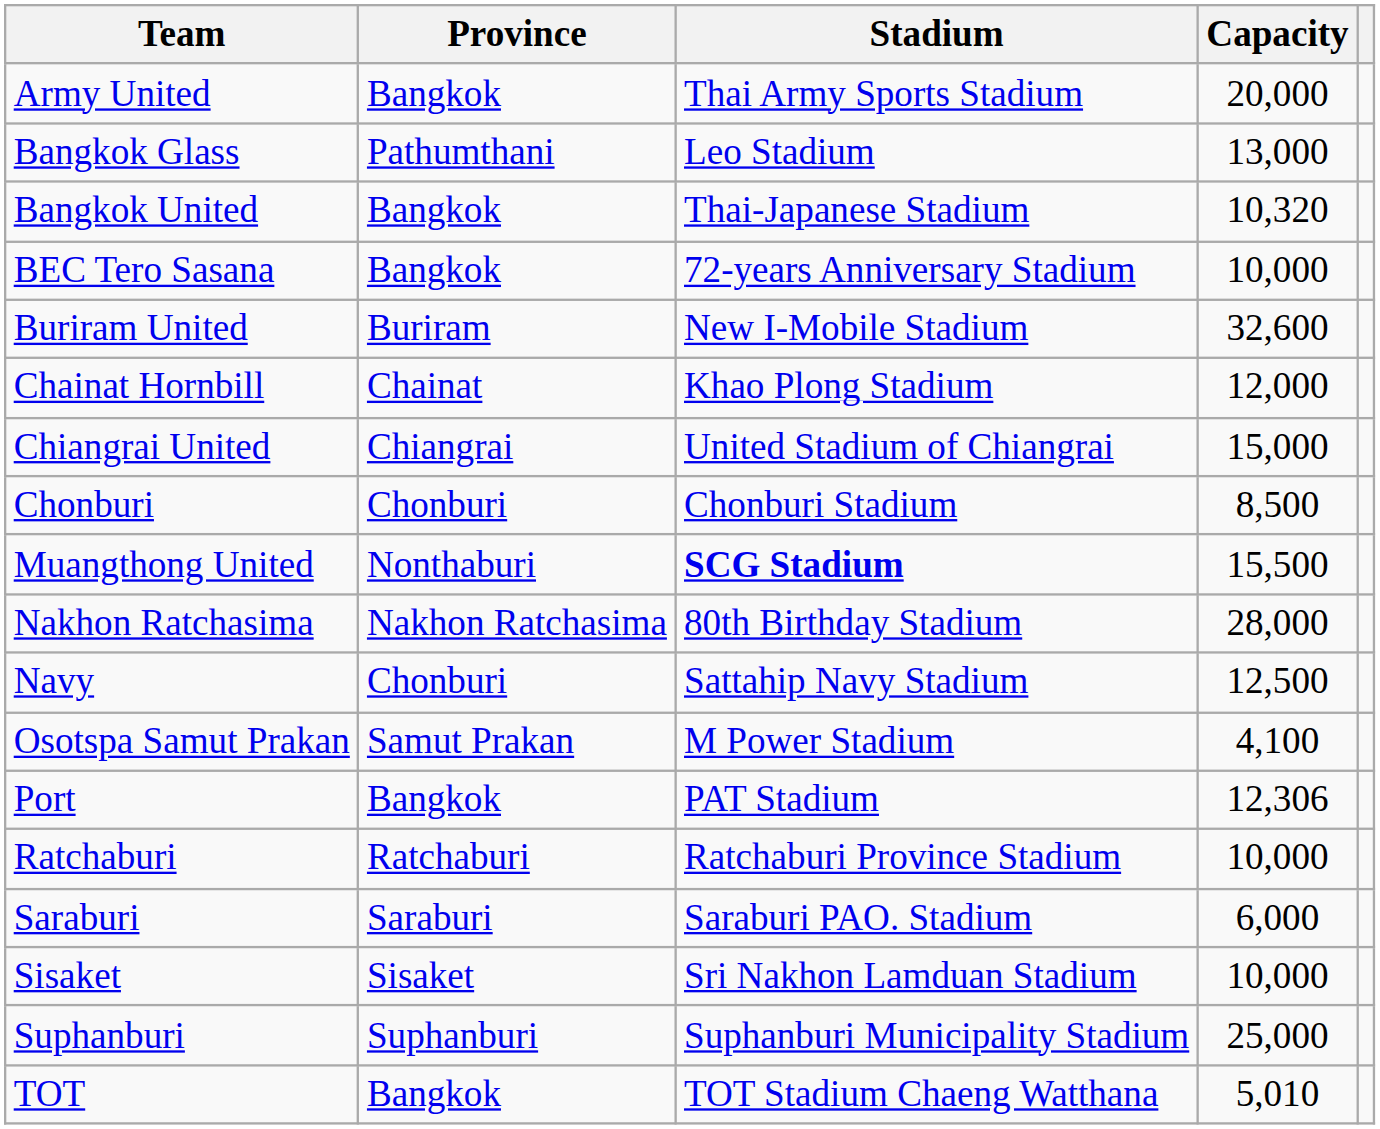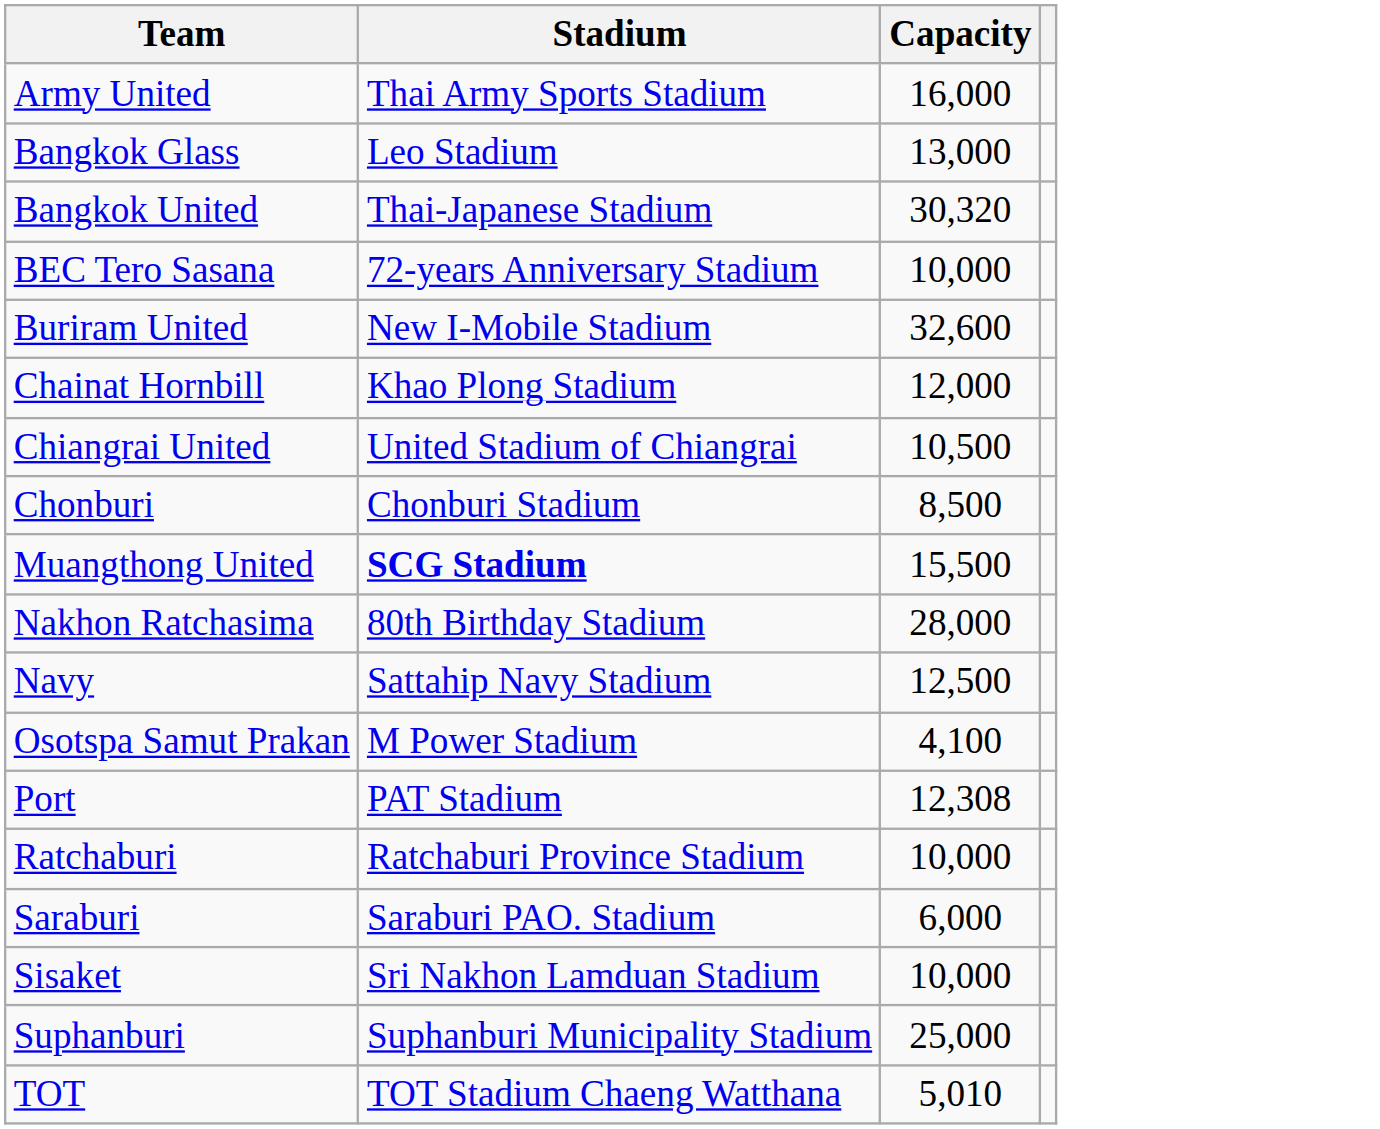- column: (517, 33)
(1277, 92) 20,000 -> (960, 92) 16,000
(1277, 210) 10,320 -> (960, 210) 30,320
(1277, 446) 15,000 -> (960, 446) 10,500
(1277, 799) 12,306 -> (960, 799) 12,308
